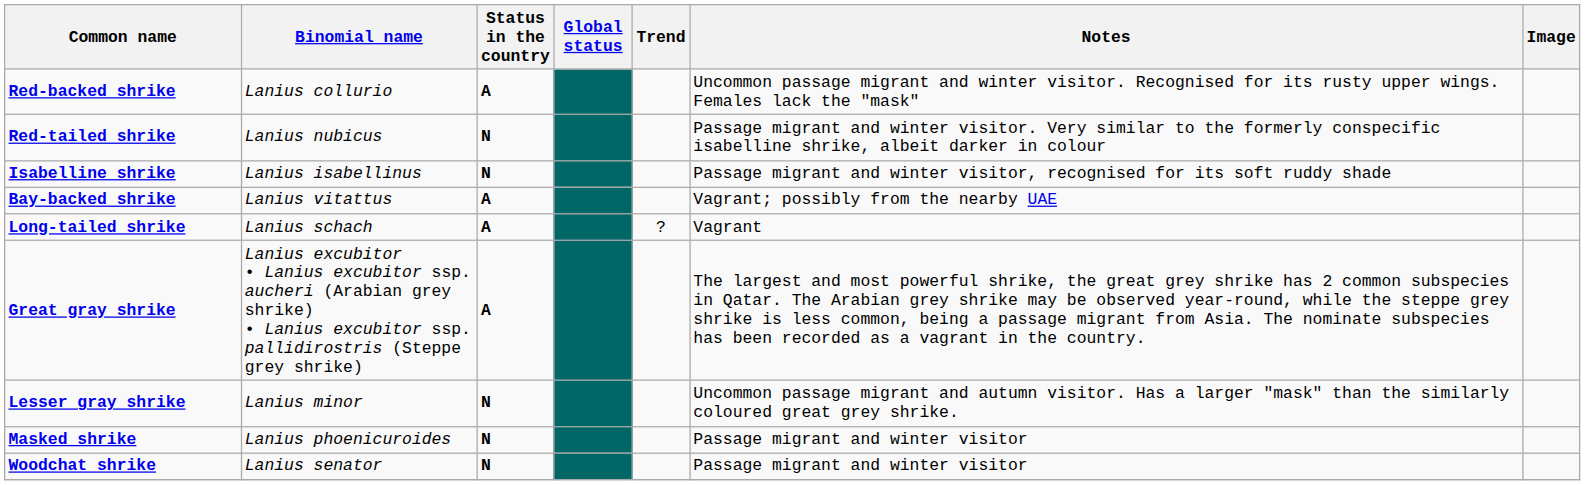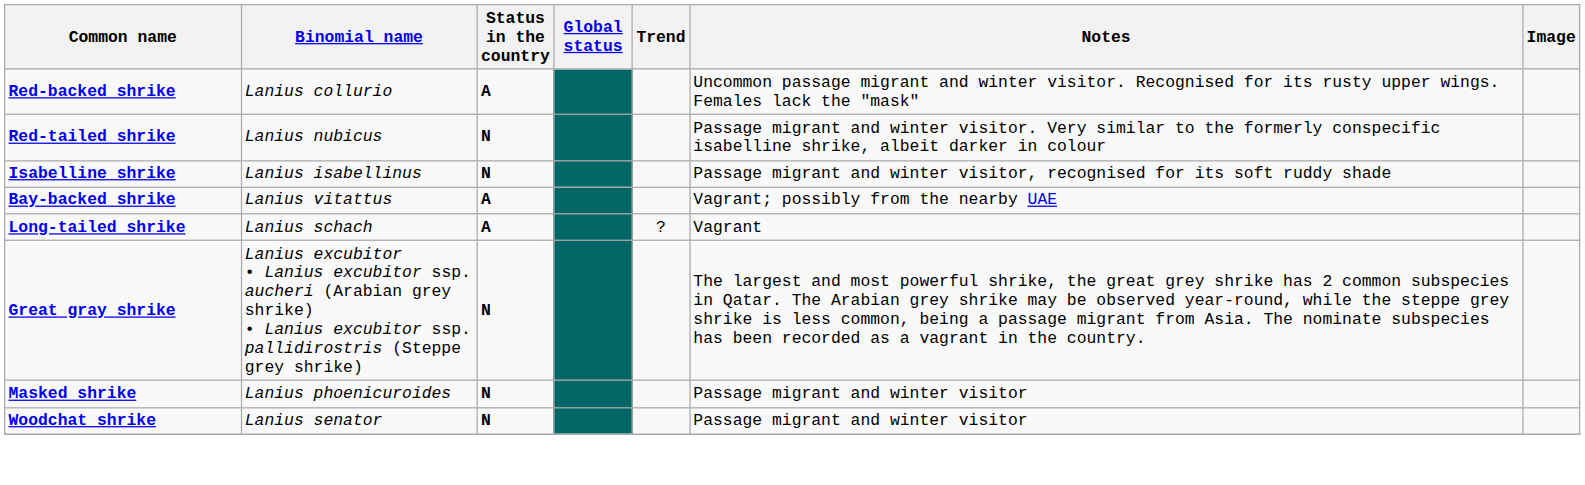(486, 310) A -> (486, 310) N
- row: (97, 403)
